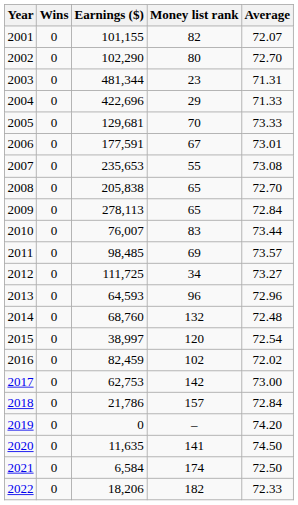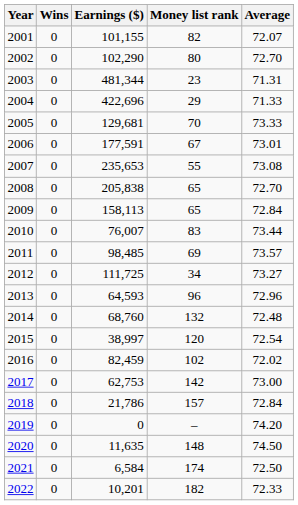(123, 209) 278,113 -> (123, 209) 158,113
(194, 446) 141 -> (194, 446) 148
(126, 489) 18,206 -> (126, 489) 10,201
